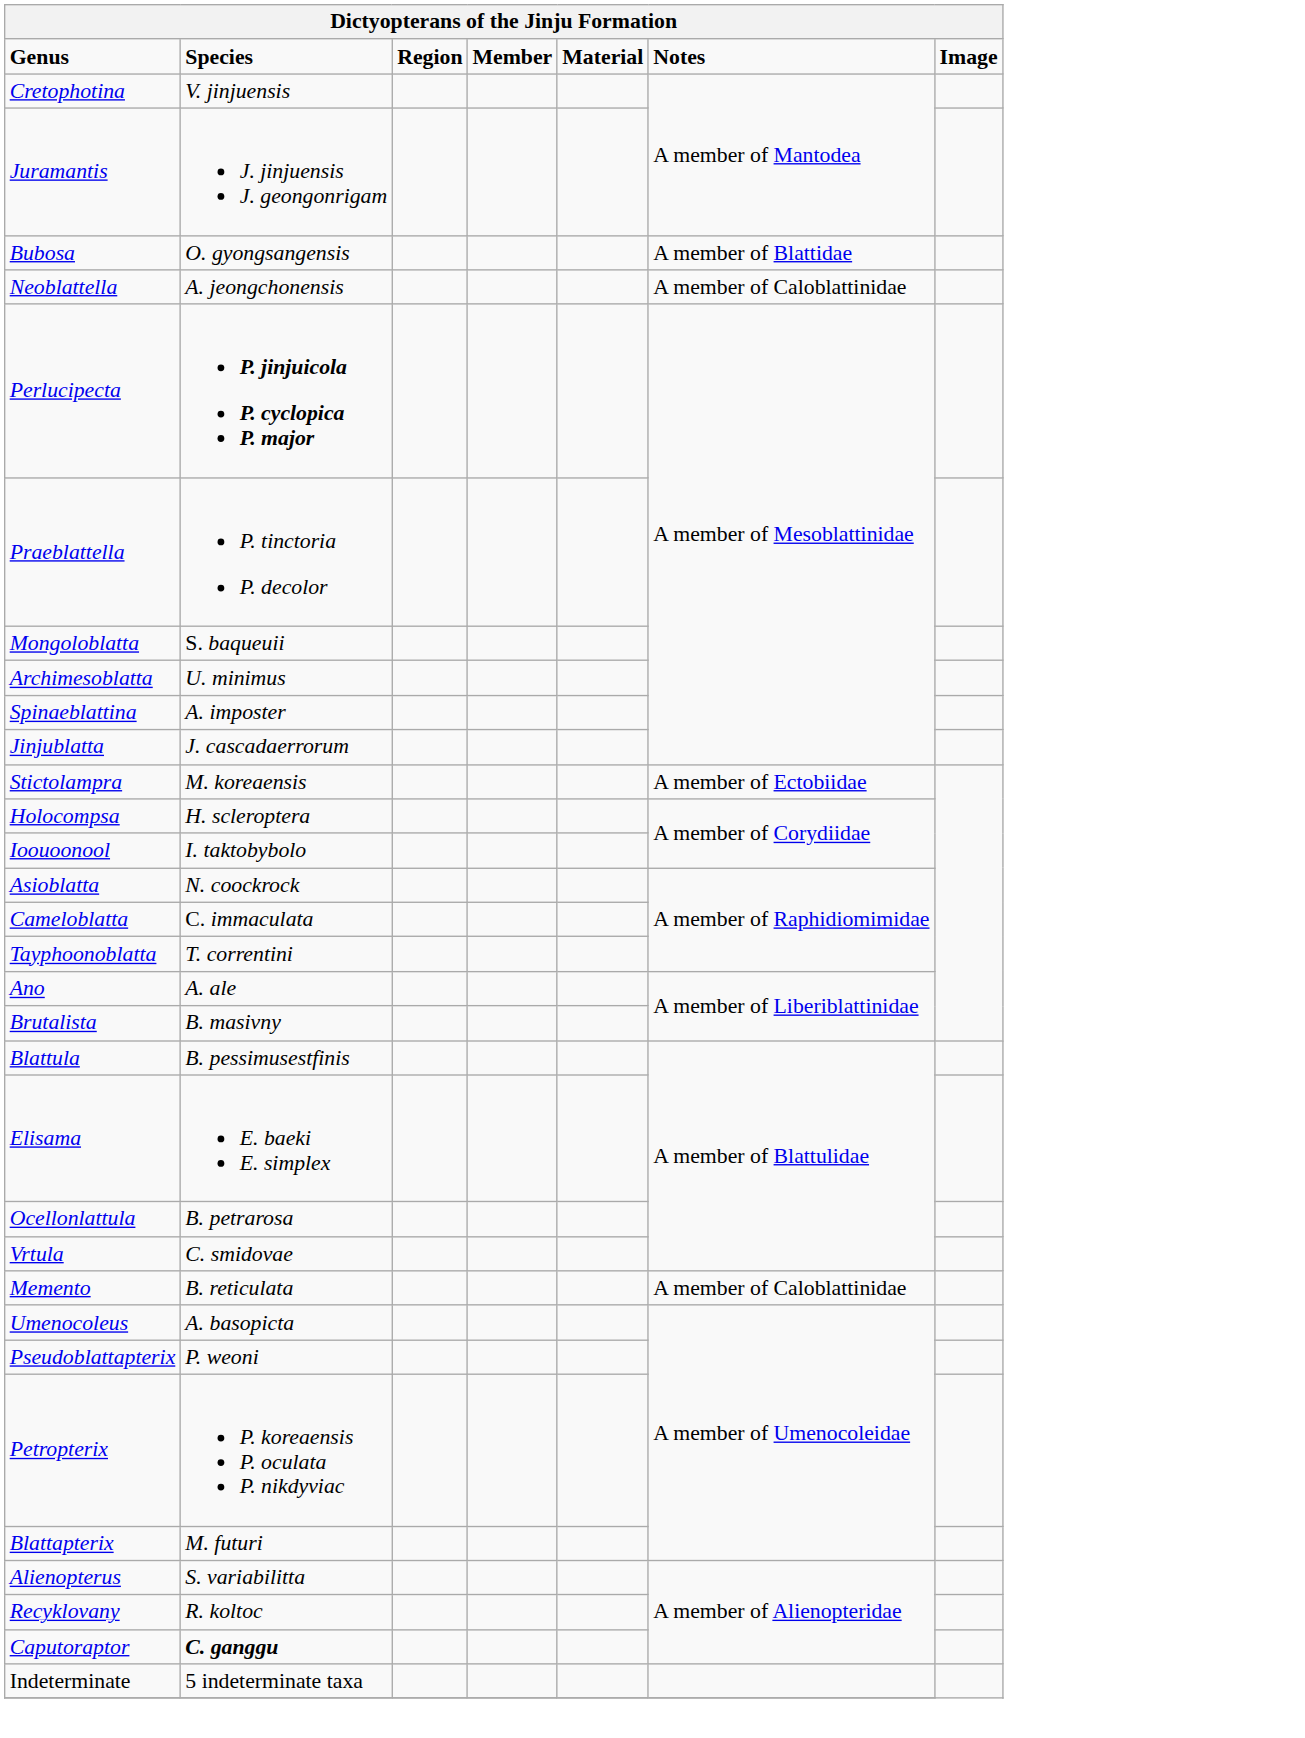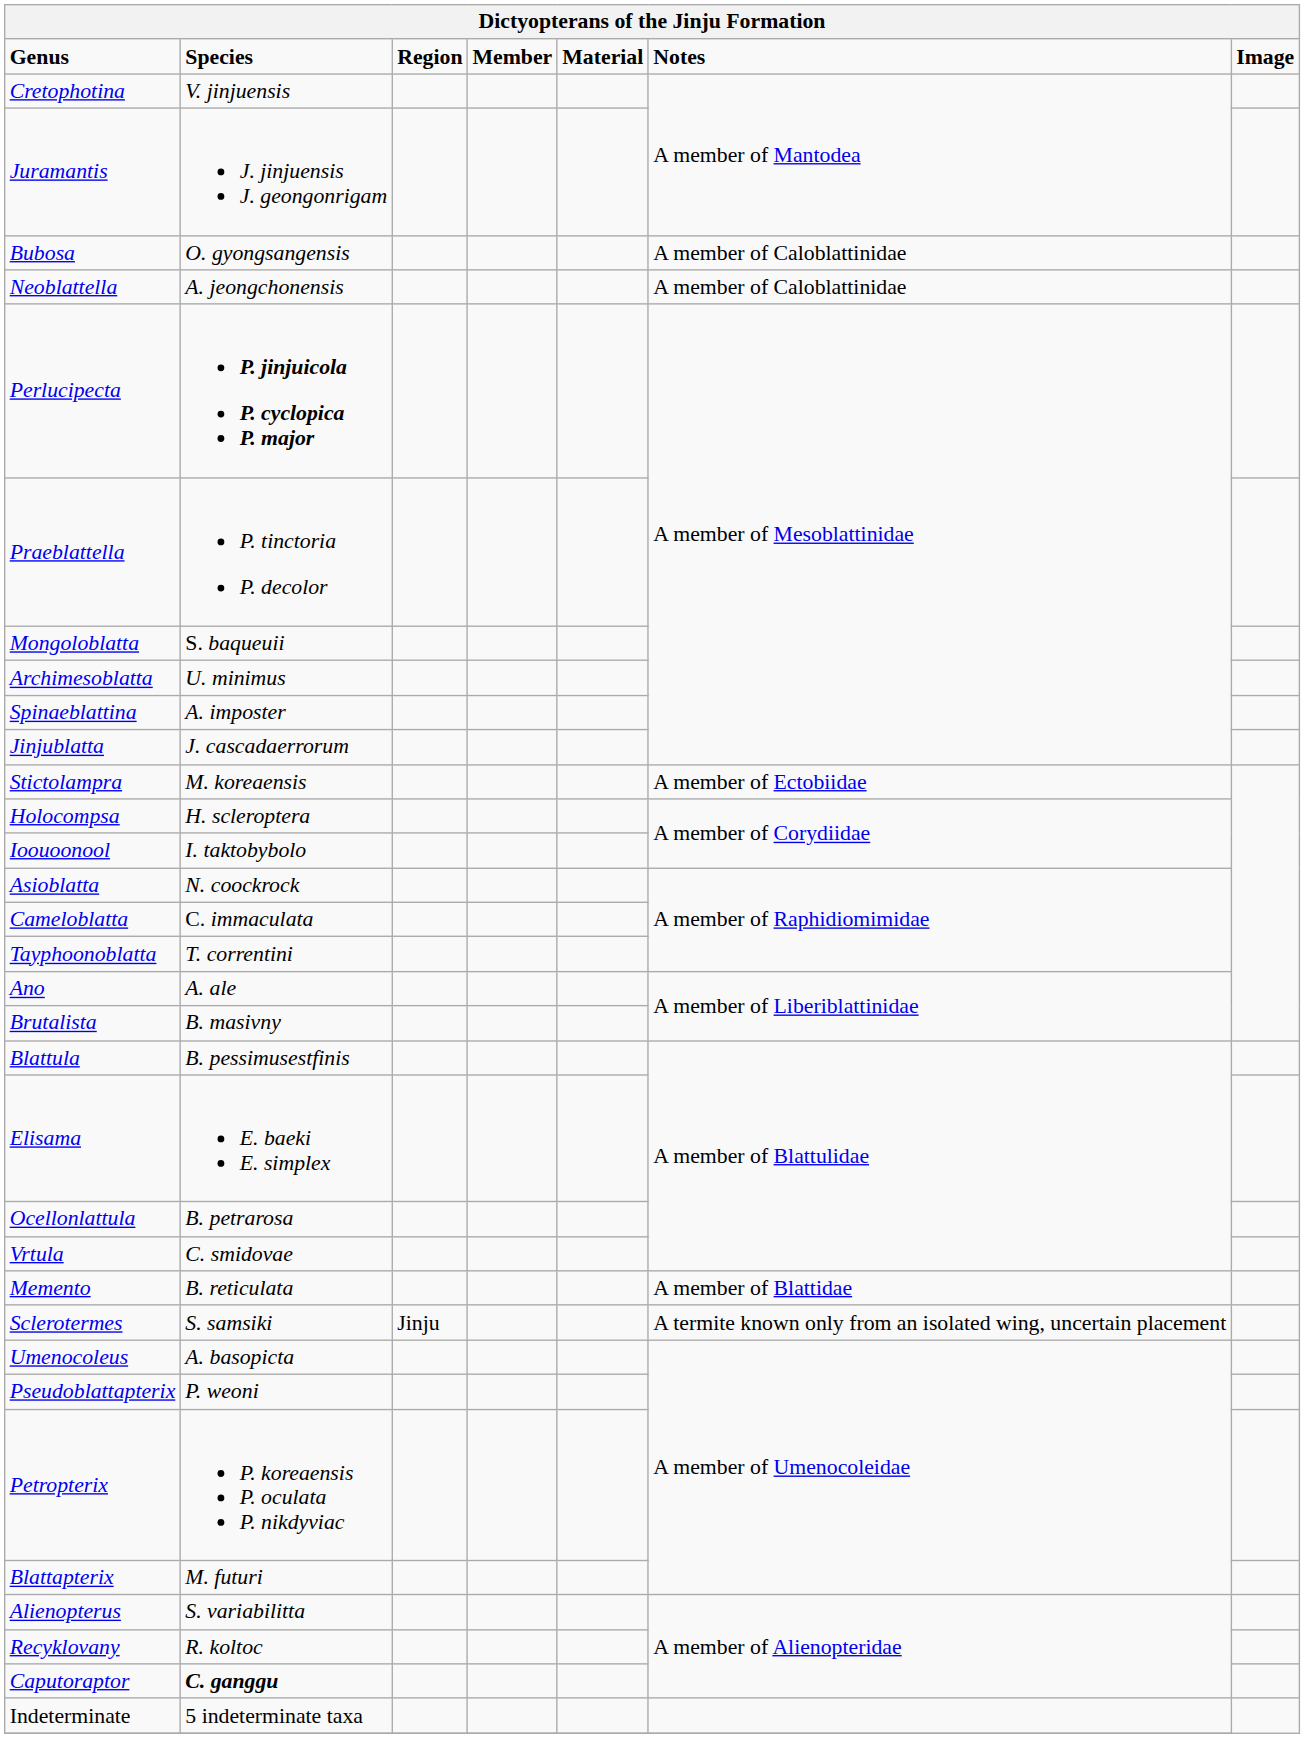(753, 252) A member of Blattidae -> (780, 252) A member of Caloblattinidae
(780, 1287) A member of Caloblattinidae -> (753, 1287) A member of Blattidae
+ row: (66, 1322)
